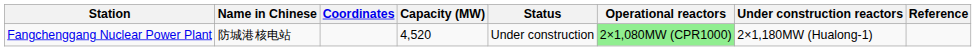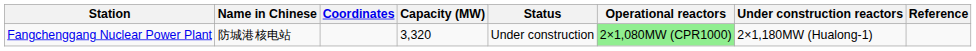(416, 34) 4,520 -> (416, 34) 3,320
